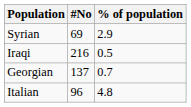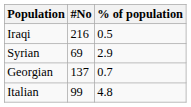rows swapped: (19, 53) <-> (23, 33)
(77, 92) 96 -> (77, 92) 99
